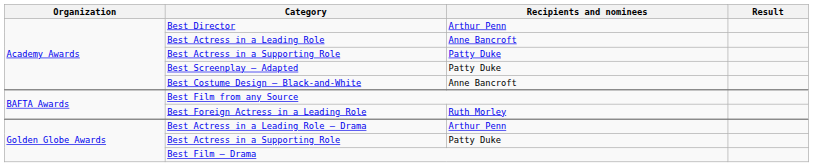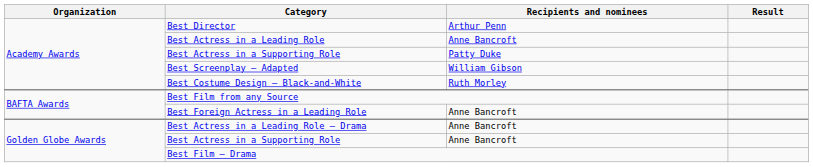(475, 68) Patty Duke -> (485, 68) William Gibson
(483, 82) Anne Bancroft -> (477, 82) Ruth Morley
(477, 111) Ruth Morley -> (483, 111) Anne Bancroft
(477, 126) Arthur Penn -> (483, 126) Anne Bancroft
(475, 141) Patty Duke -> (483, 141) Anne Bancroft
